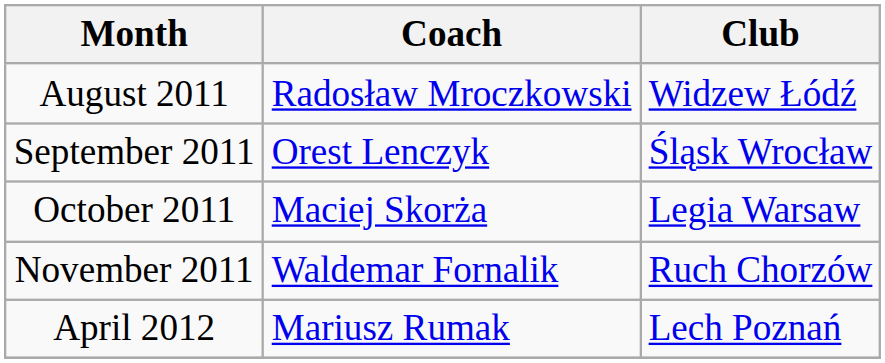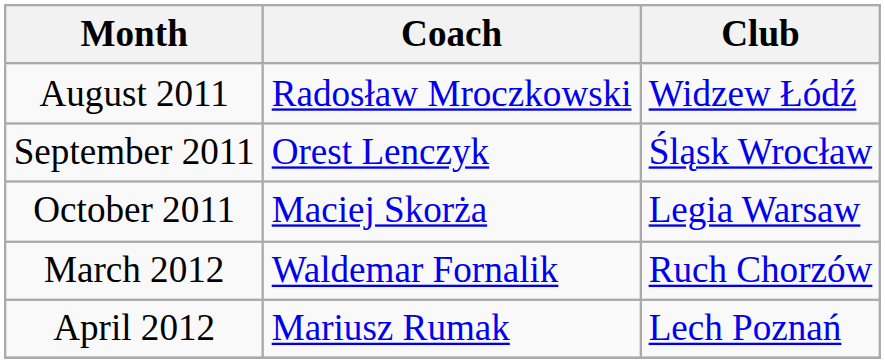- row: (134, 269)
+ row: (134, 269)
